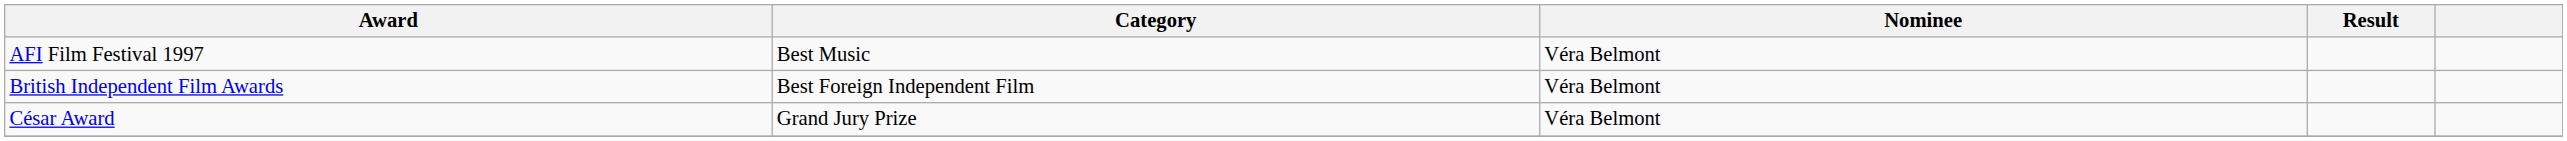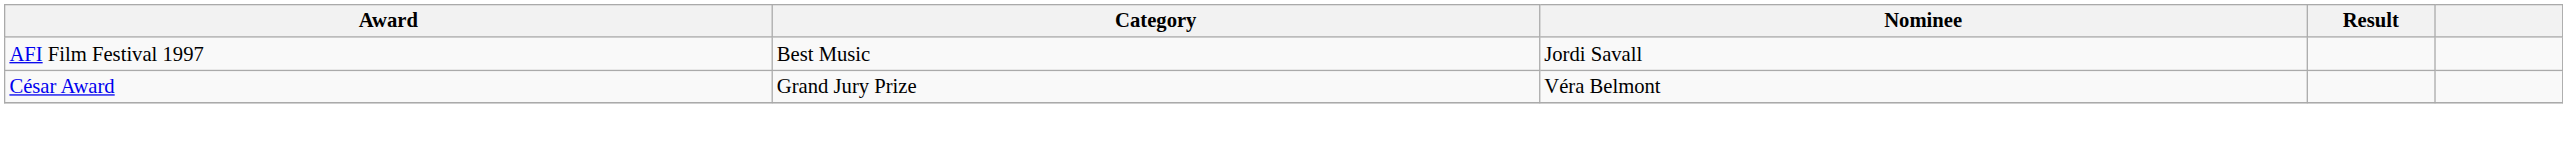(1602, 53) Véra Belmont -> (1593, 53) Jordi Savall
- row: (146, 86)
